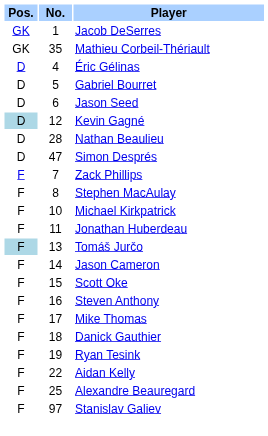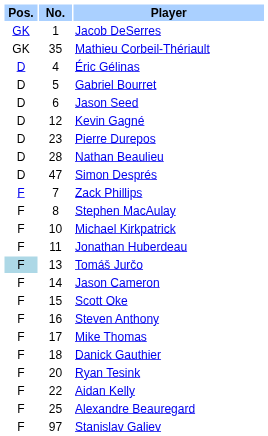(21, 120) lightblue background -> (21, 120) no background
+ row: (115, 138)
(55, 354) 19 -> (55, 372) 20
